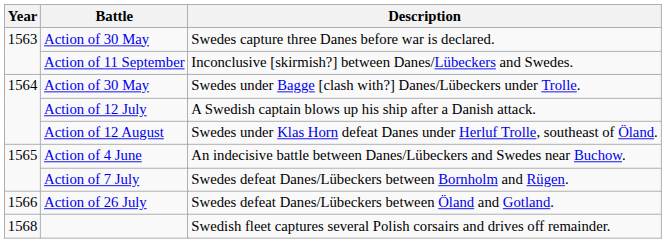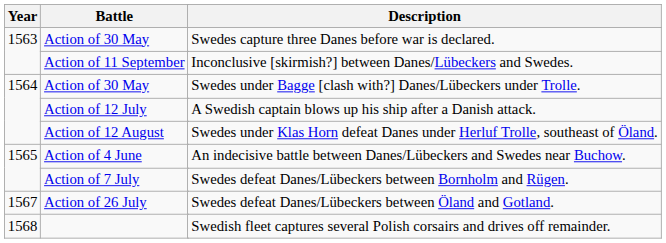(23, 202) 1566 -> (23, 202) 1567
